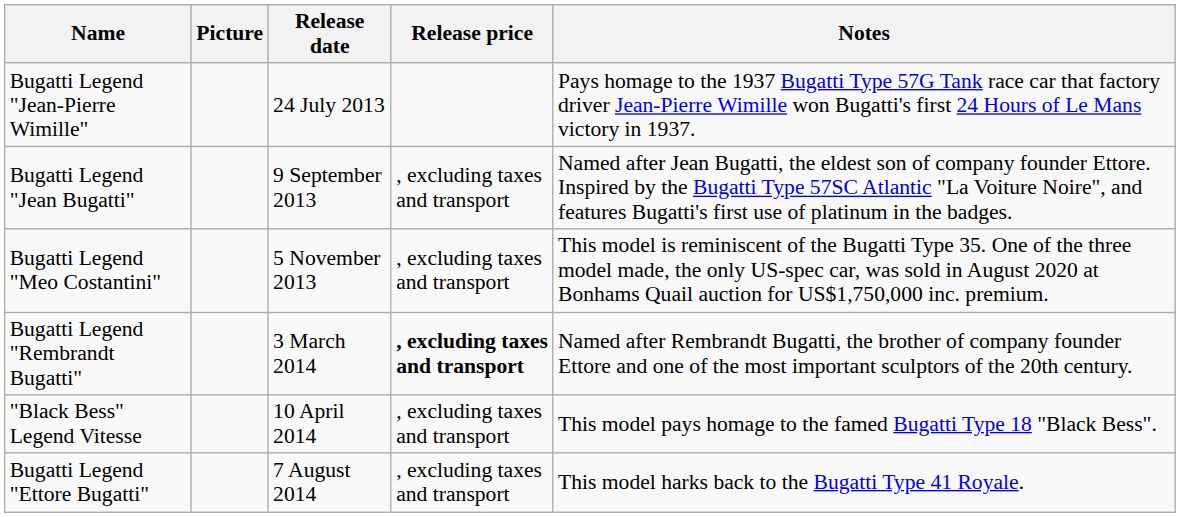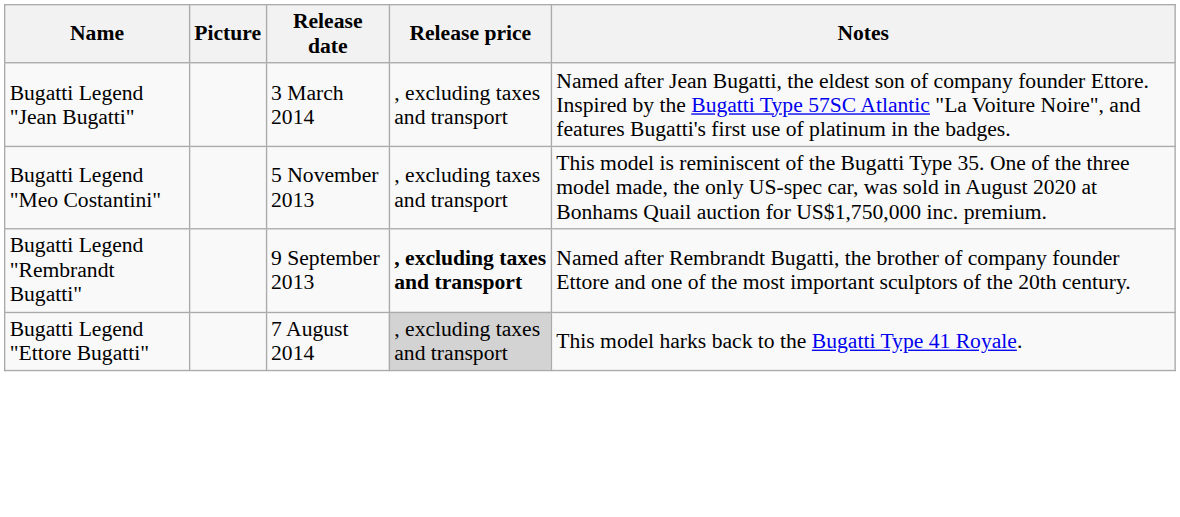- row: (77, 104)
(327, 187) 9 September 2013 -> (307, 104) 3 March 2014
(309, 353) 3 March 2014 -> (325, 270) 9 September 2013
- row: (76, 423)
(469, 482) no background -> (467, 340) lightgrey background
